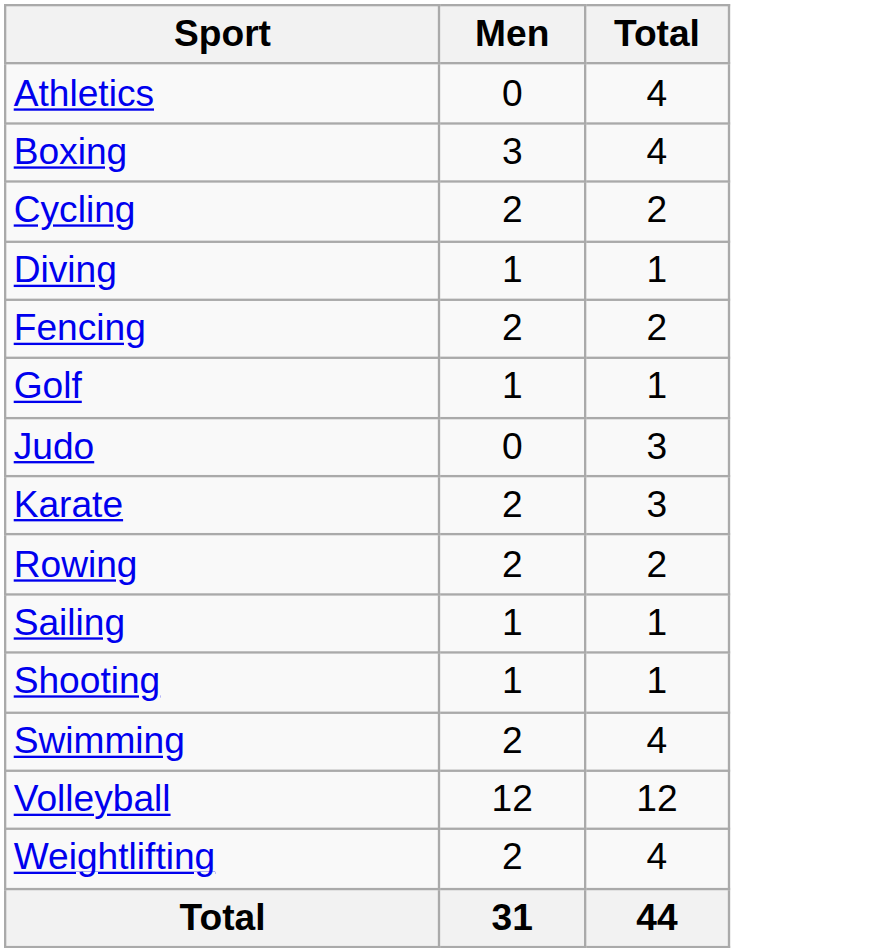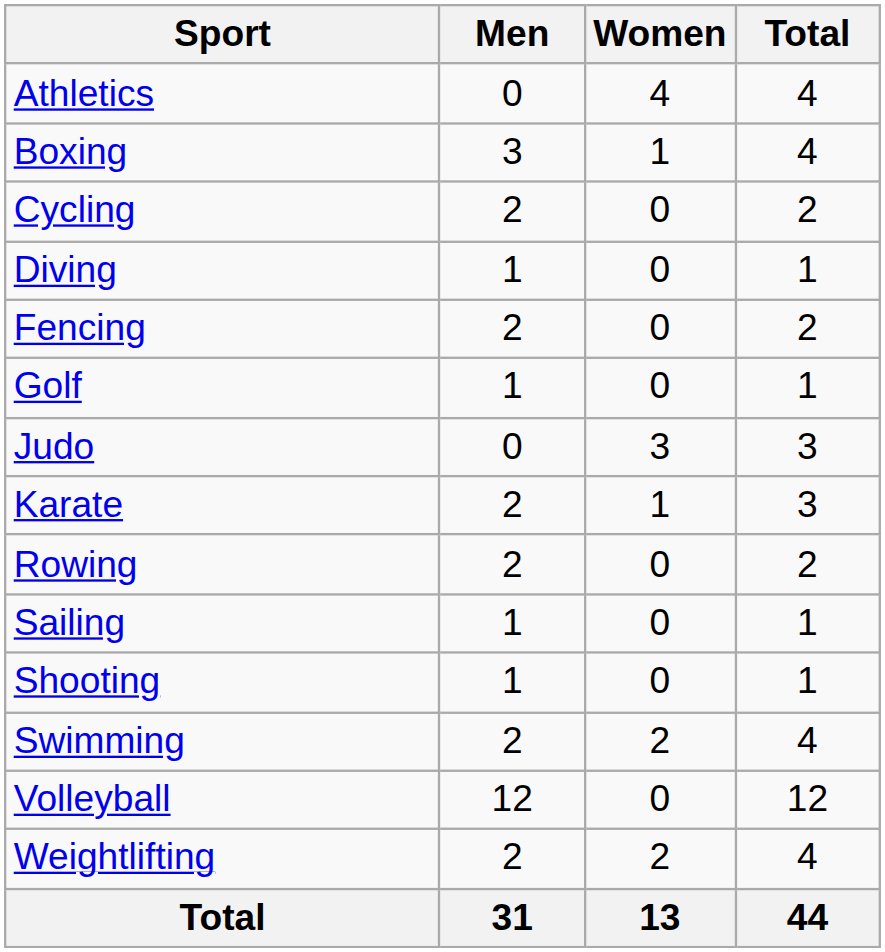+ column: (660, 33)
